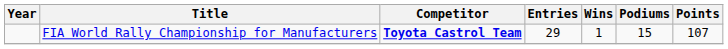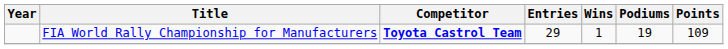(645, 34) 15 -> (645, 34) 19
(698, 34) 107 -> (698, 34) 109
